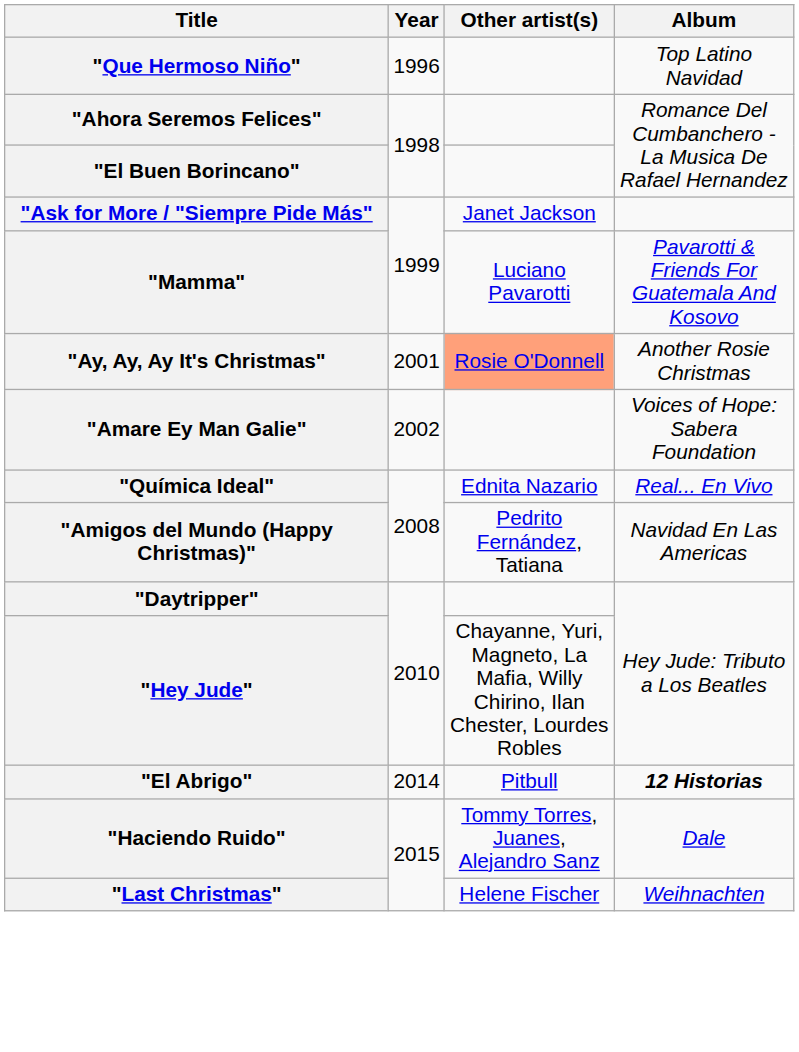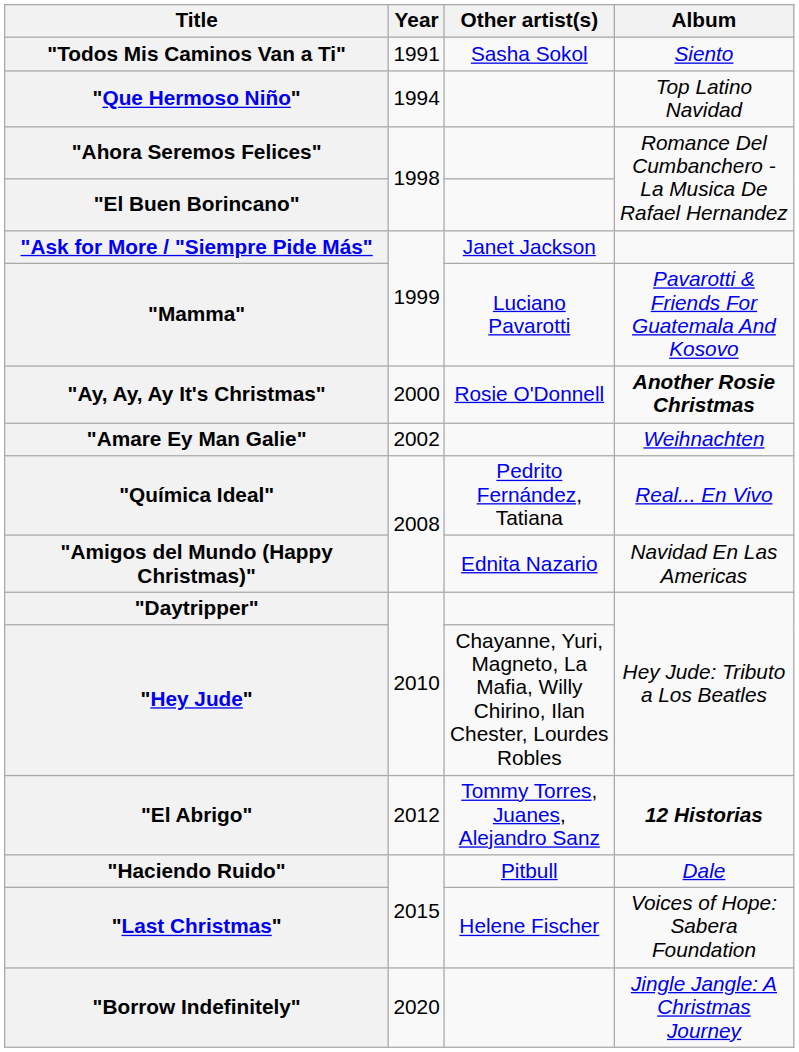+ row: (197, 53)
(417, 65) 1996 -> (417, 98) 1994
(417, 361) 2001 -> (417, 394) 2000
(529, 361) lightsalmon background -> (529, 394) no background
(704, 361) normal -> (704, 394) bold
(704, 429) Voices of Hope: Sabera Foundation -> (704, 439) Weihnachten
(529, 485) Ednita Nazario -> (529, 495) Pedrito Fernández, Tatiana
(529, 542) Pedrito Fernández, Tatiana -> (529, 563) Ednita Nazario
(417, 781) 2014 -> (417, 814) 2012
(529, 781) Pitbull -> (529, 814) Tommy Torres, Juanes, Alejandro Sanz
(529, 838) Tommy Torres, Juanes, Alejandro Sanz -> (529, 871) Pitbull
(704, 894) Weihnachten -> (704, 927) Voices of Hope: Sabera Foundation
+ row: (197, 1007)
